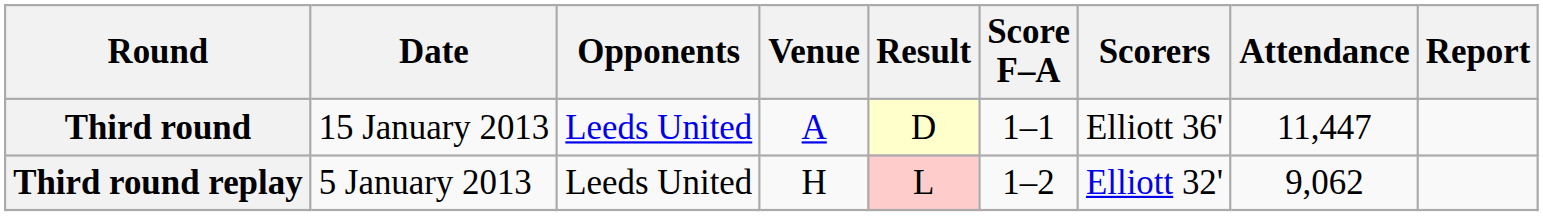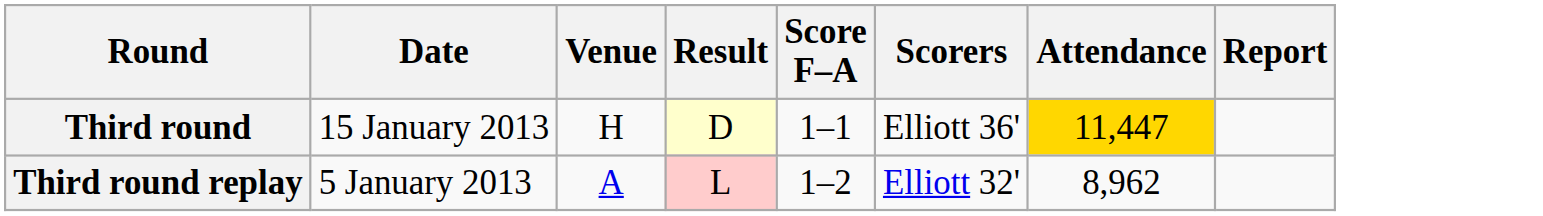- column: (659, 51)
(814, 126) A -> (611, 126) H
(1324, 126) no background -> (1121, 126) gold background
(814, 182) H -> (611, 182) A
(1324, 182) 9,062 -> (1121, 182) 8,962
